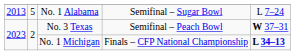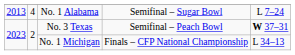(33, 12) 5 -> (33, 12) 4
(269, 42) bold -> (268, 42) normal
